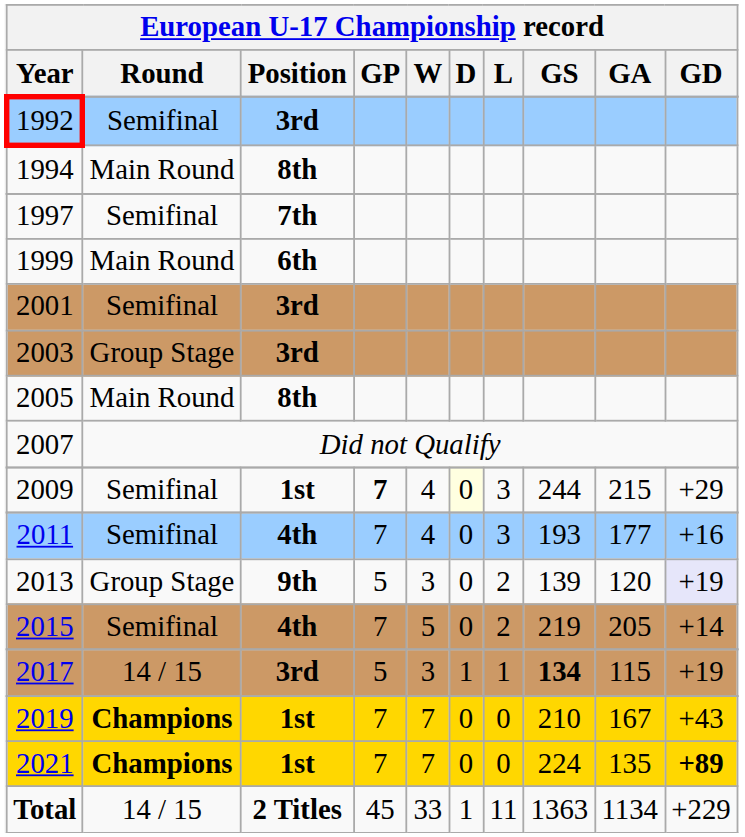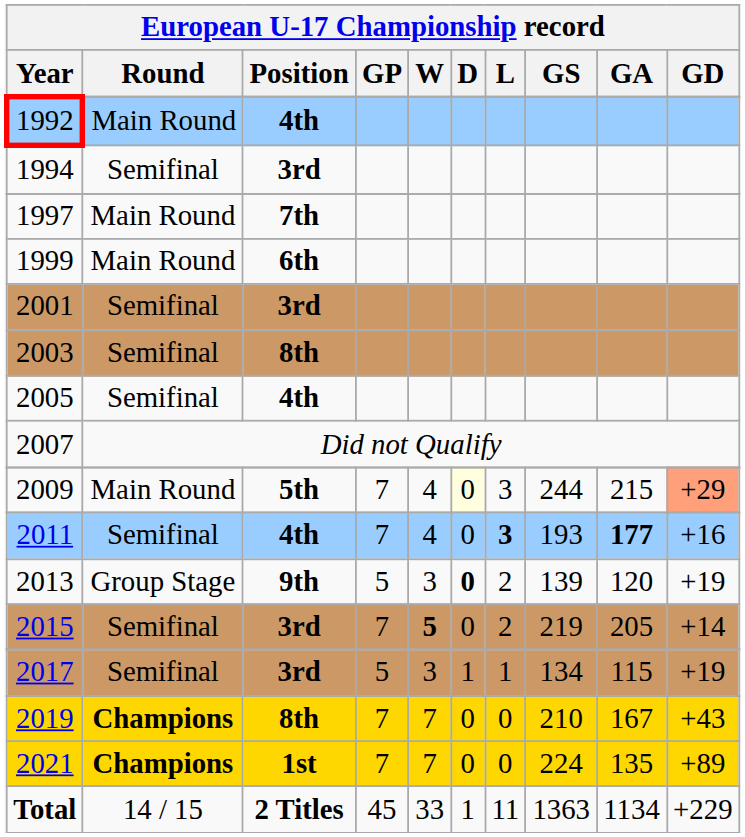(163, 120) Semifinal -> (164, 120) Main Round
(297, 120) 3rd -> (299, 120) 4th
(162, 168) Main Round -> (163, 168) Semifinal
(297, 168) 8th -> (299, 168) 3rd
(162, 215) Semifinal -> (163, 215) Main Round
(162, 352) Group Stage -> (163, 352) Semifinal
(297, 352) 3rd -> (299, 352) 8th
(162, 398) Main Round -> (163, 398) Semifinal
(297, 398) 8th -> (299, 398) 4th
(162, 489) Semifinal -> (163, 489) Main Round
(297, 489) 1st -> (299, 489) 5th
(380, 489) bold -> (382, 489) normal
(701, 489) no background -> (703, 489) lightsalmon background
(503, 535) normal -> (505, 535) bold
(630, 535) normal -> (632, 535) bold
(466, 580) normal -> (468, 580) bold
(701, 580) lavender background -> (703, 580) no background
(297, 626) 4th -> (299, 626) 3rd
(428, 626) normal -> (430, 626) bold
(162, 672) 14 / 15 -> (163, 672) Semifinal
(559, 672) bold -> (561, 672) normal
(297, 717) 1st -> (299, 717) 8th
(701, 763) bold -> (703, 763) normal
